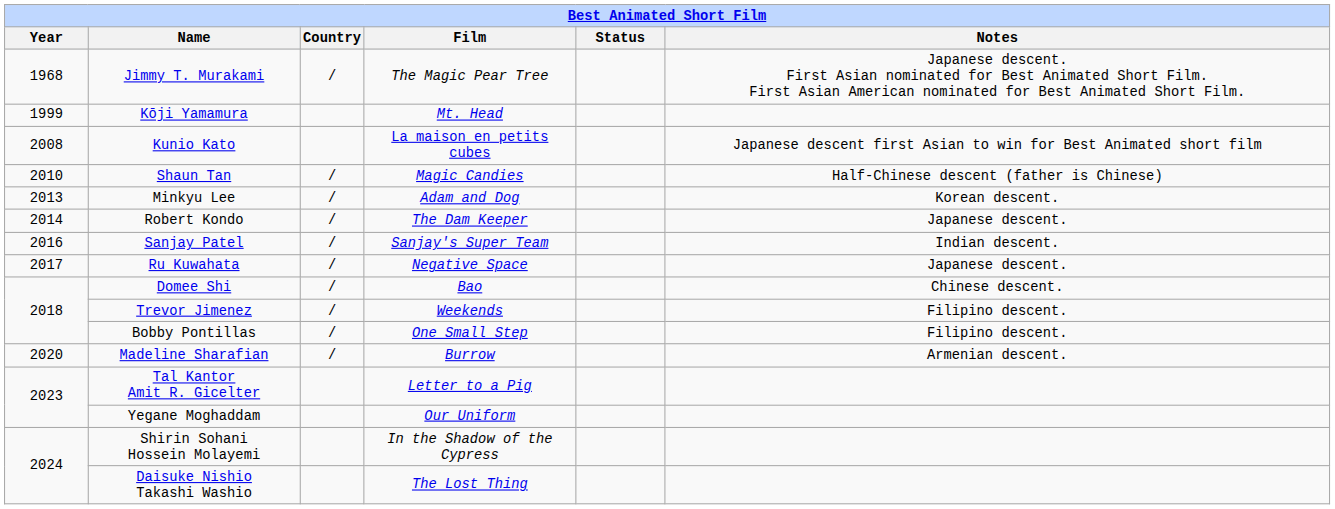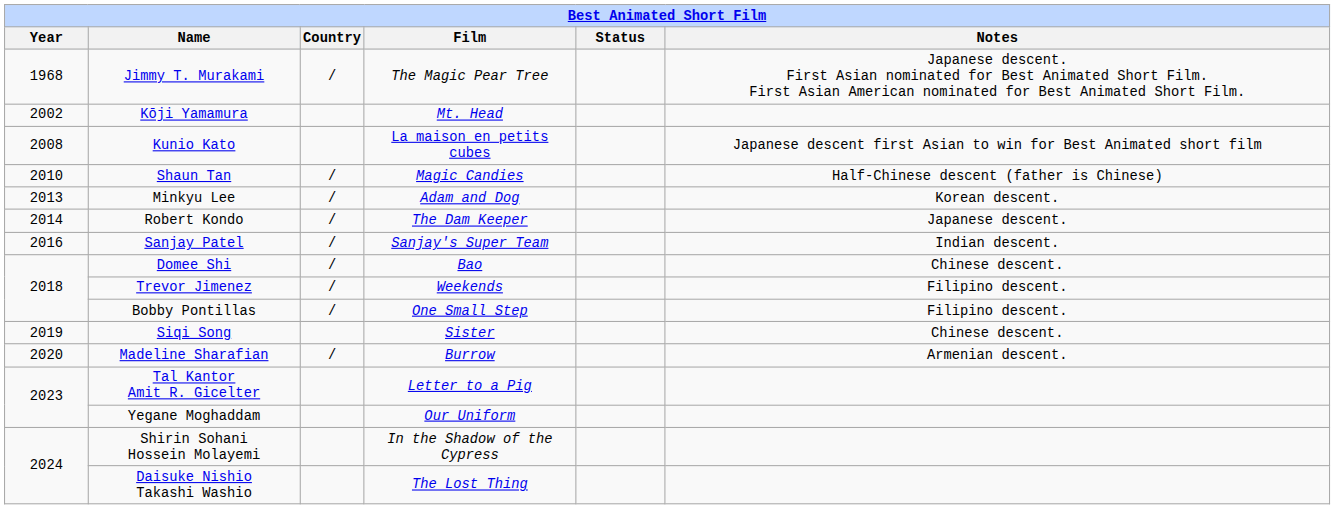(46, 115) 1999 -> (46, 115) 2002
- row: (194, 266)
+ row: (194, 333)
